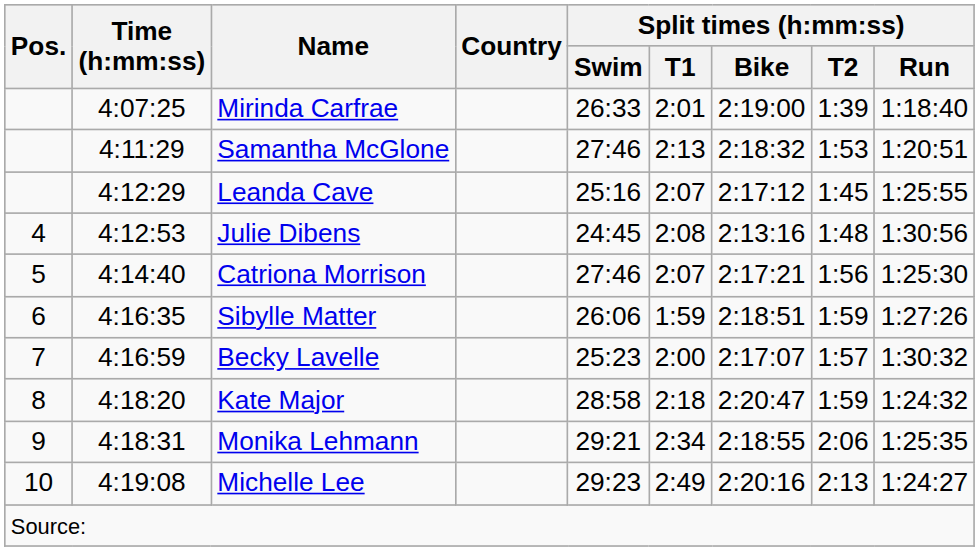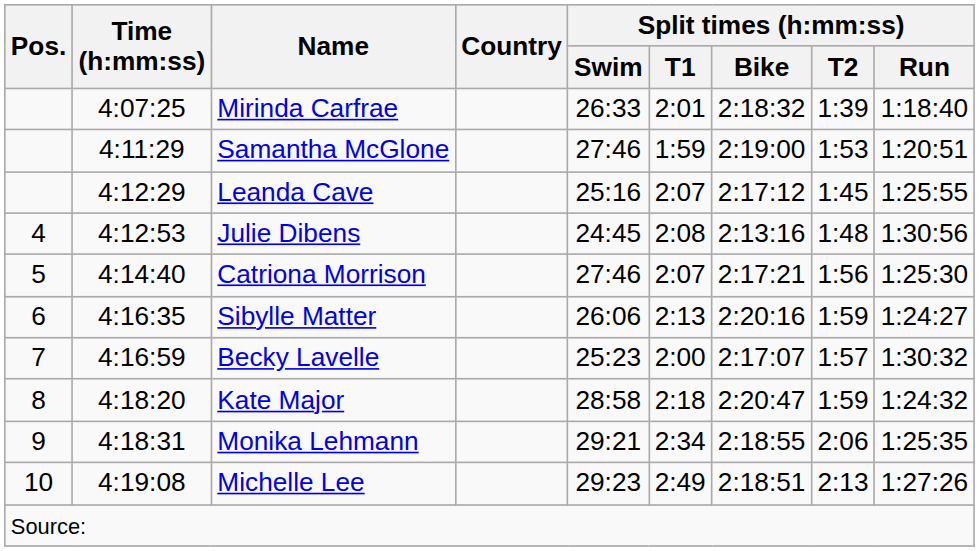(762, 108) 2:19:00 -> (762, 108) 2:18:32
(680, 150) 2:13 -> (680, 150) 1:59
(762, 150) 2:18:32 -> (762, 150) 2:19:00
(680, 316) 1:59 -> (680, 316) 2:13
(762, 316) 2:18:51 -> (762, 316) 2:20:16
(924, 316) 1:27:26 -> (924, 316) 1:24:27
(762, 483) 2:20:16 -> (762, 483) 2:18:51
(924, 483) 1:24:27 -> (924, 483) 1:27:26
